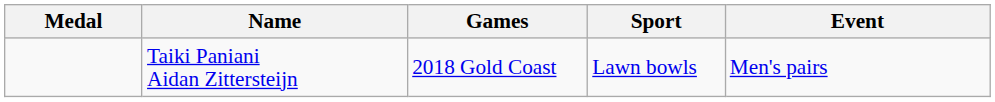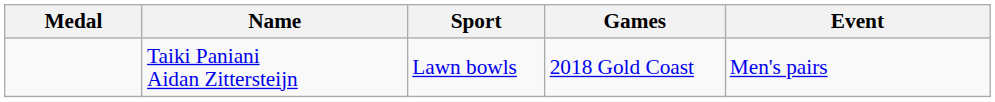columns swapped: (497, 21) <-> (656, 21)
